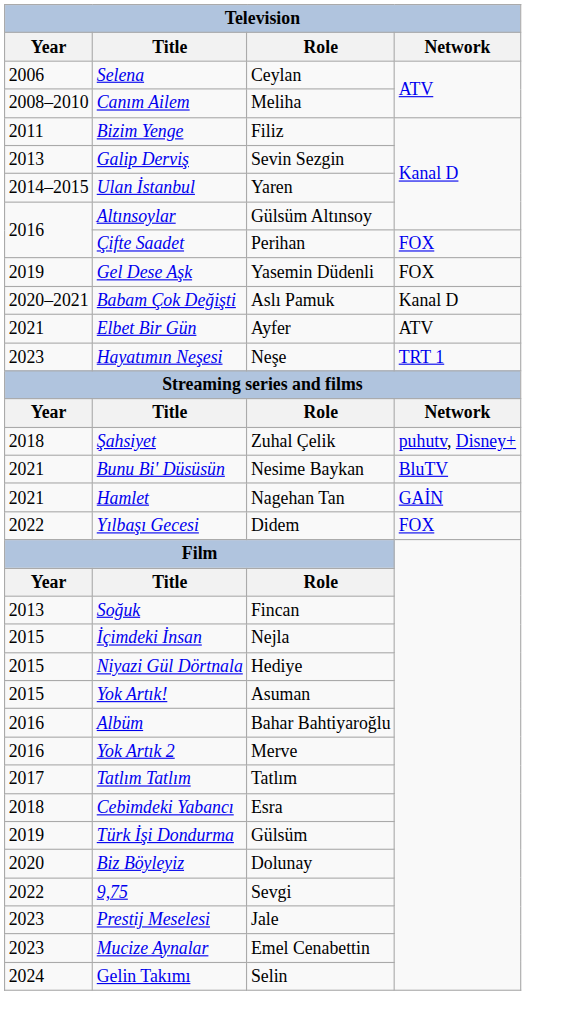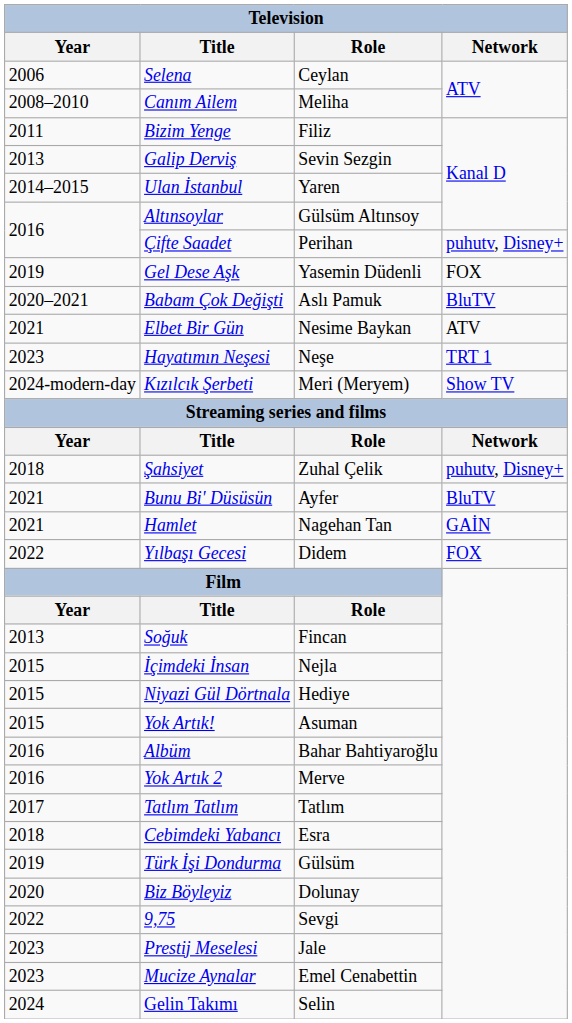(417, 243) FOX -> (505, 243) puhutv, Disney+
(429, 300) Kanal D -> (471, 300) BluTV
(271, 328) Ayfer -> (355, 328) Nesime Baykan
+ row: (199, 384)
(307, 469) Nesime Baykan -> (318, 497) Ayfer
